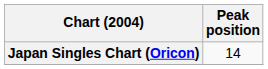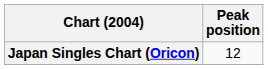(233, 53) 14 -> (233, 53) 12
